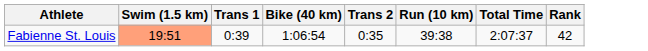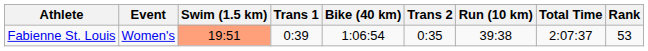+ column: (148, 15)
(565, 36) 42 -> (624, 36) 53
